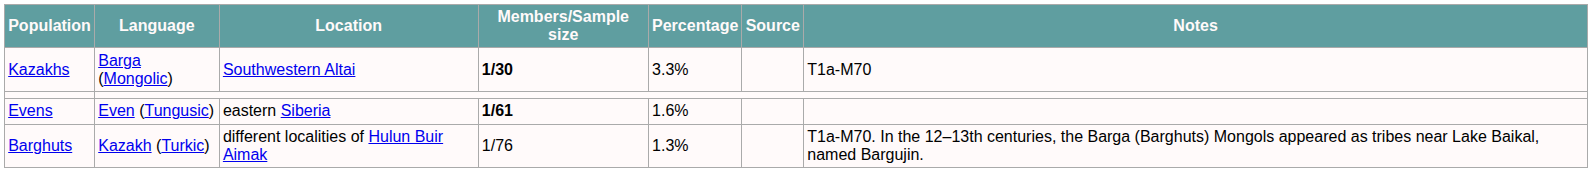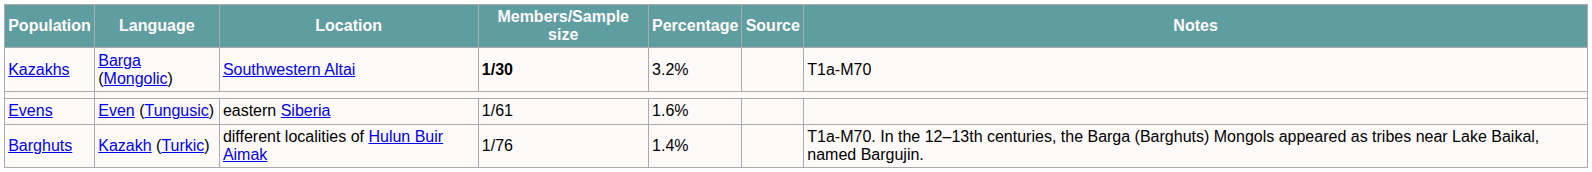(670, 69) 3.3% -> (670, 69) 3.2%
(497, 111) bold -> (497, 111) normal
(670, 145) 1.3% -> (670, 145) 1.4%
